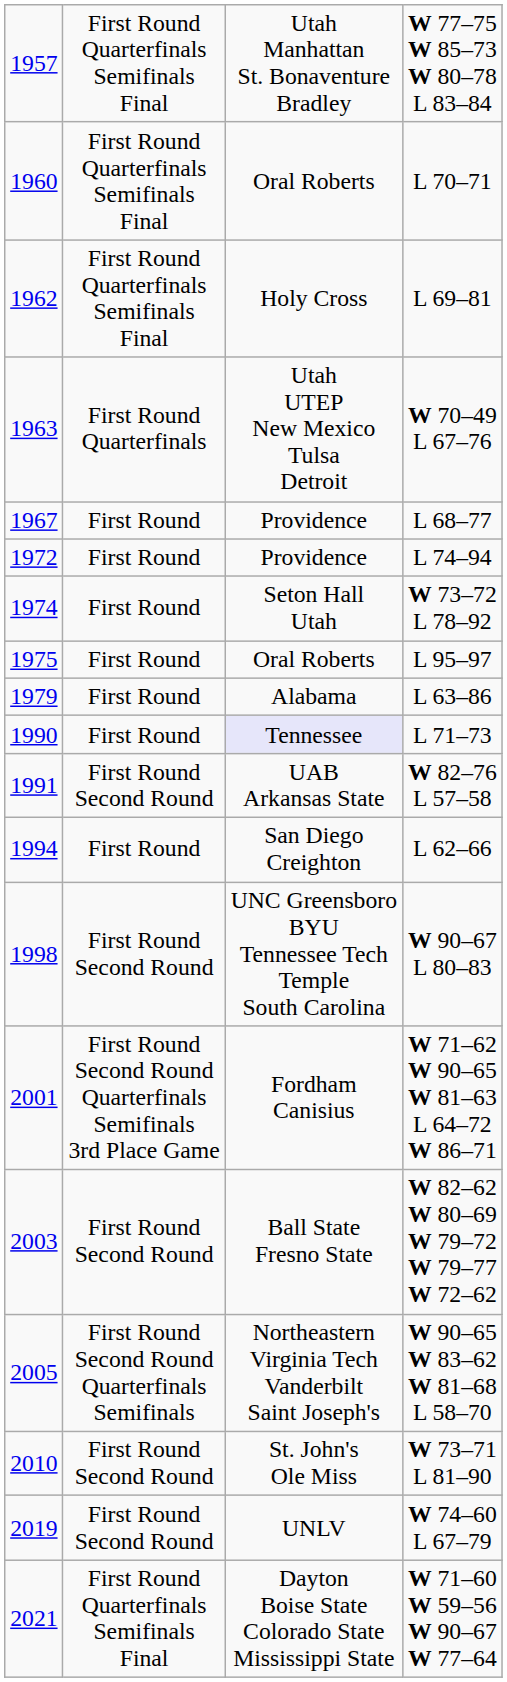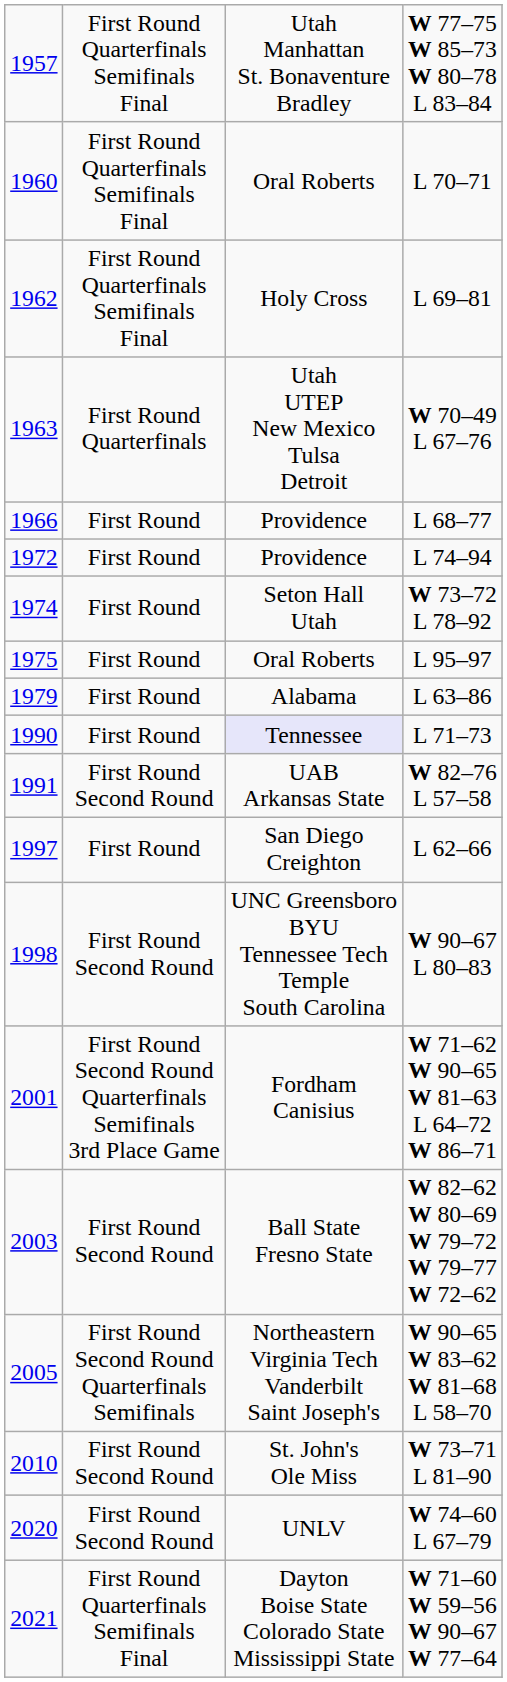(34, 519) 1967 -> (34, 519) 1966
(34, 849) 1994 -> (34, 849) 1997
(34, 1527) 2019 -> (34, 1527) 2020
